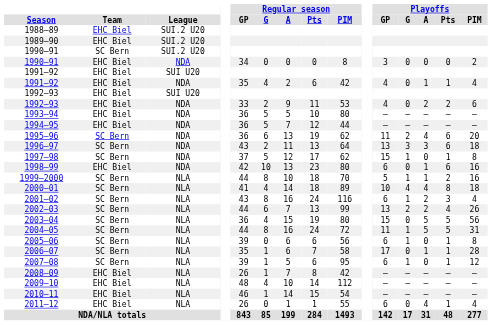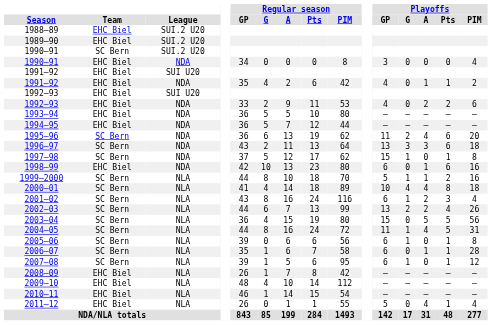(474, 62) 2 -> (474, 62) 4
(474, 83) 4 -> (474, 83) 2
(426, 231) 5 -> (426, 231) 4
(385, 252) 17 -> (385, 252) 6
(385, 304) 6 -> (385, 304) 5
